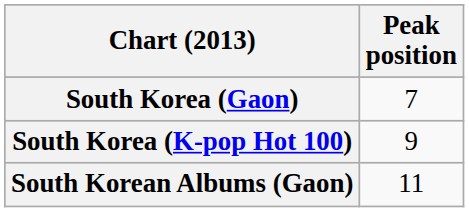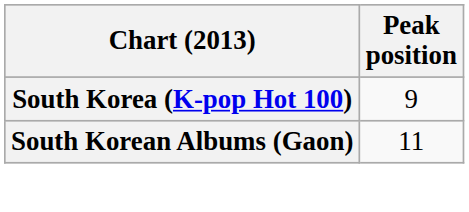- row: (182, 98)
